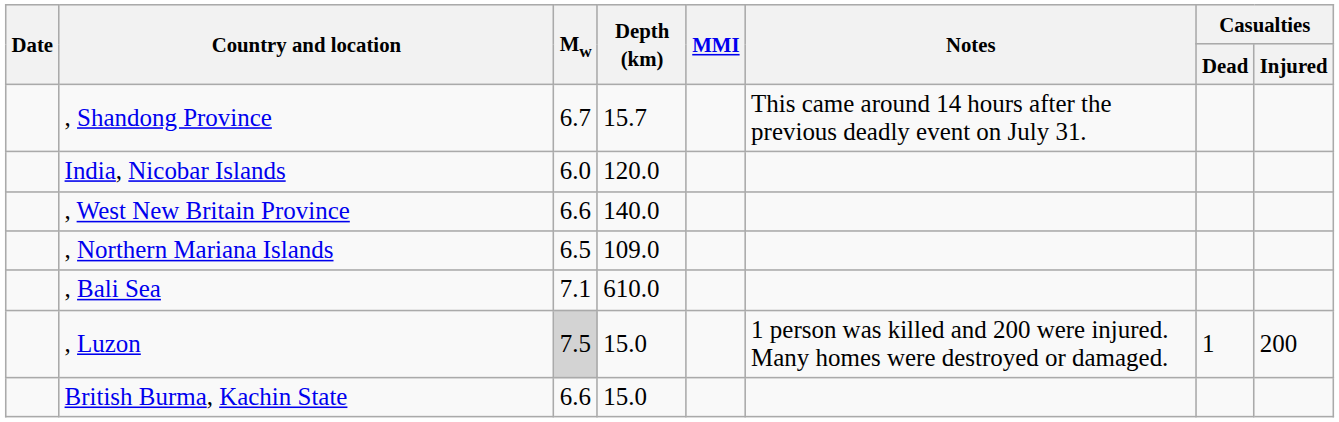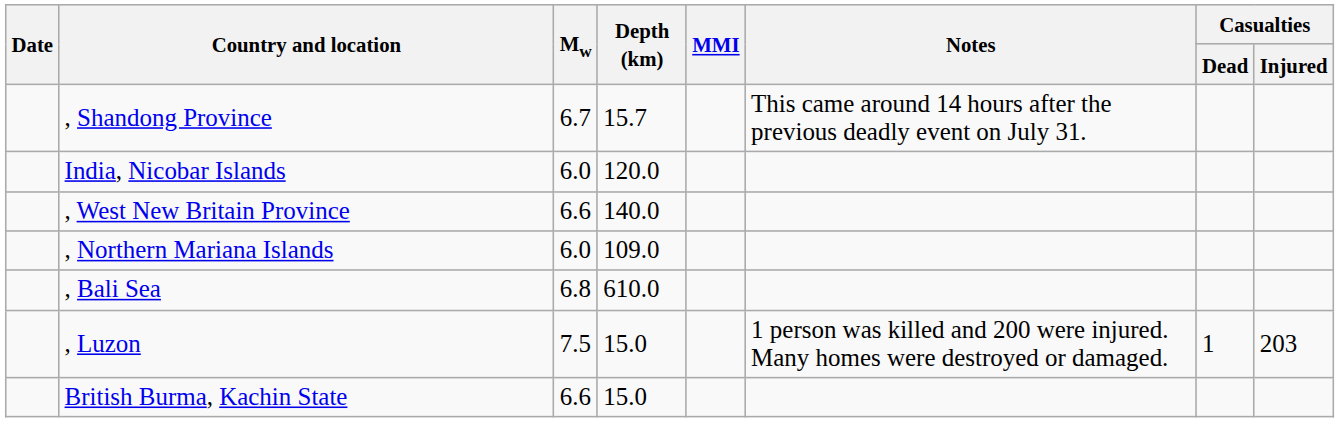(575, 250) 6.5 -> (575, 250) 6.0
(575, 289) 7.1 -> (575, 289) 6.8
(575, 343) lightgrey background -> (575, 343) no background
(1278, 343) 200 -> (1278, 343) 203
